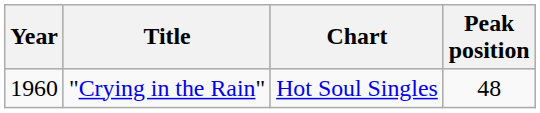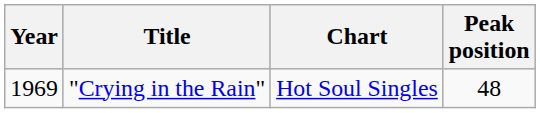(34, 88) 1960 -> (34, 88) 1969
